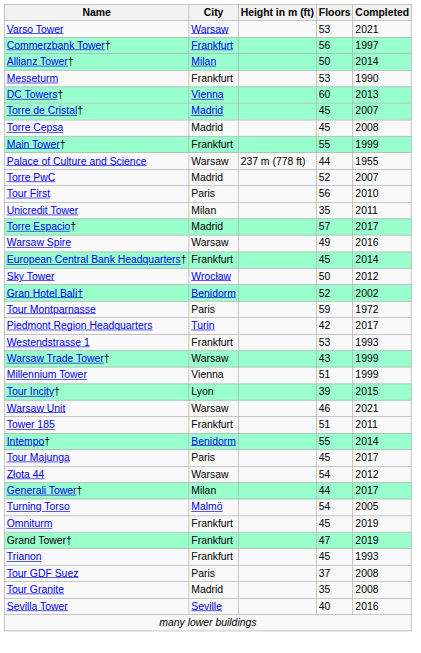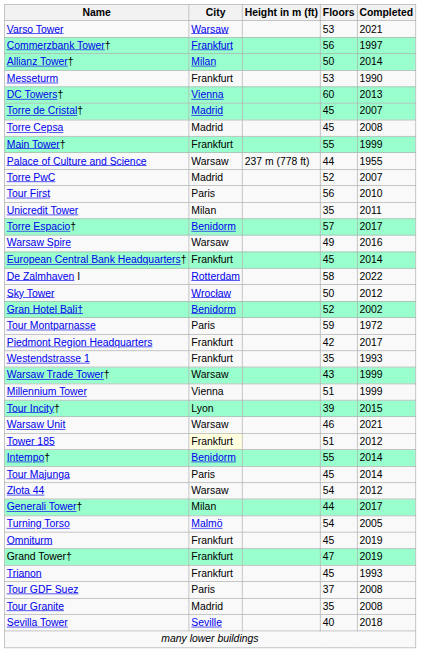(207, 227) Madrid -> (214, 227) Benidorm
+ row: (43, 276)
(203, 326) Turin -> (212, 342) Frankfurt
(325, 342) 53 -> (329, 359) 35
(212, 425) no background -> (212, 441) lightyellow background
(367, 425) 2011 -> (371, 441) 2012
(367, 458) 2017 -> (371, 474) 2014
(367, 606) 2016 -> (371, 623) 2018
